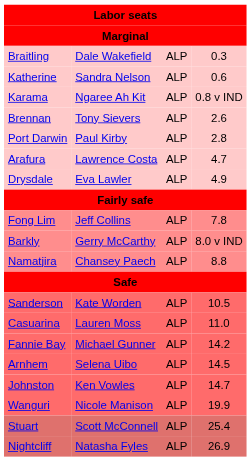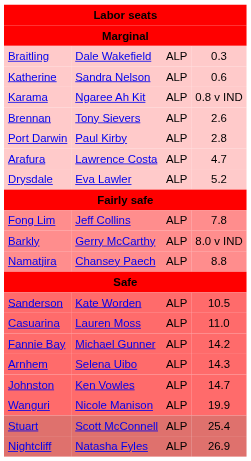(219, 179) 4.9 -> (219, 179) 5.2
(219, 364) 14.5 -> (219, 364) 14.3
